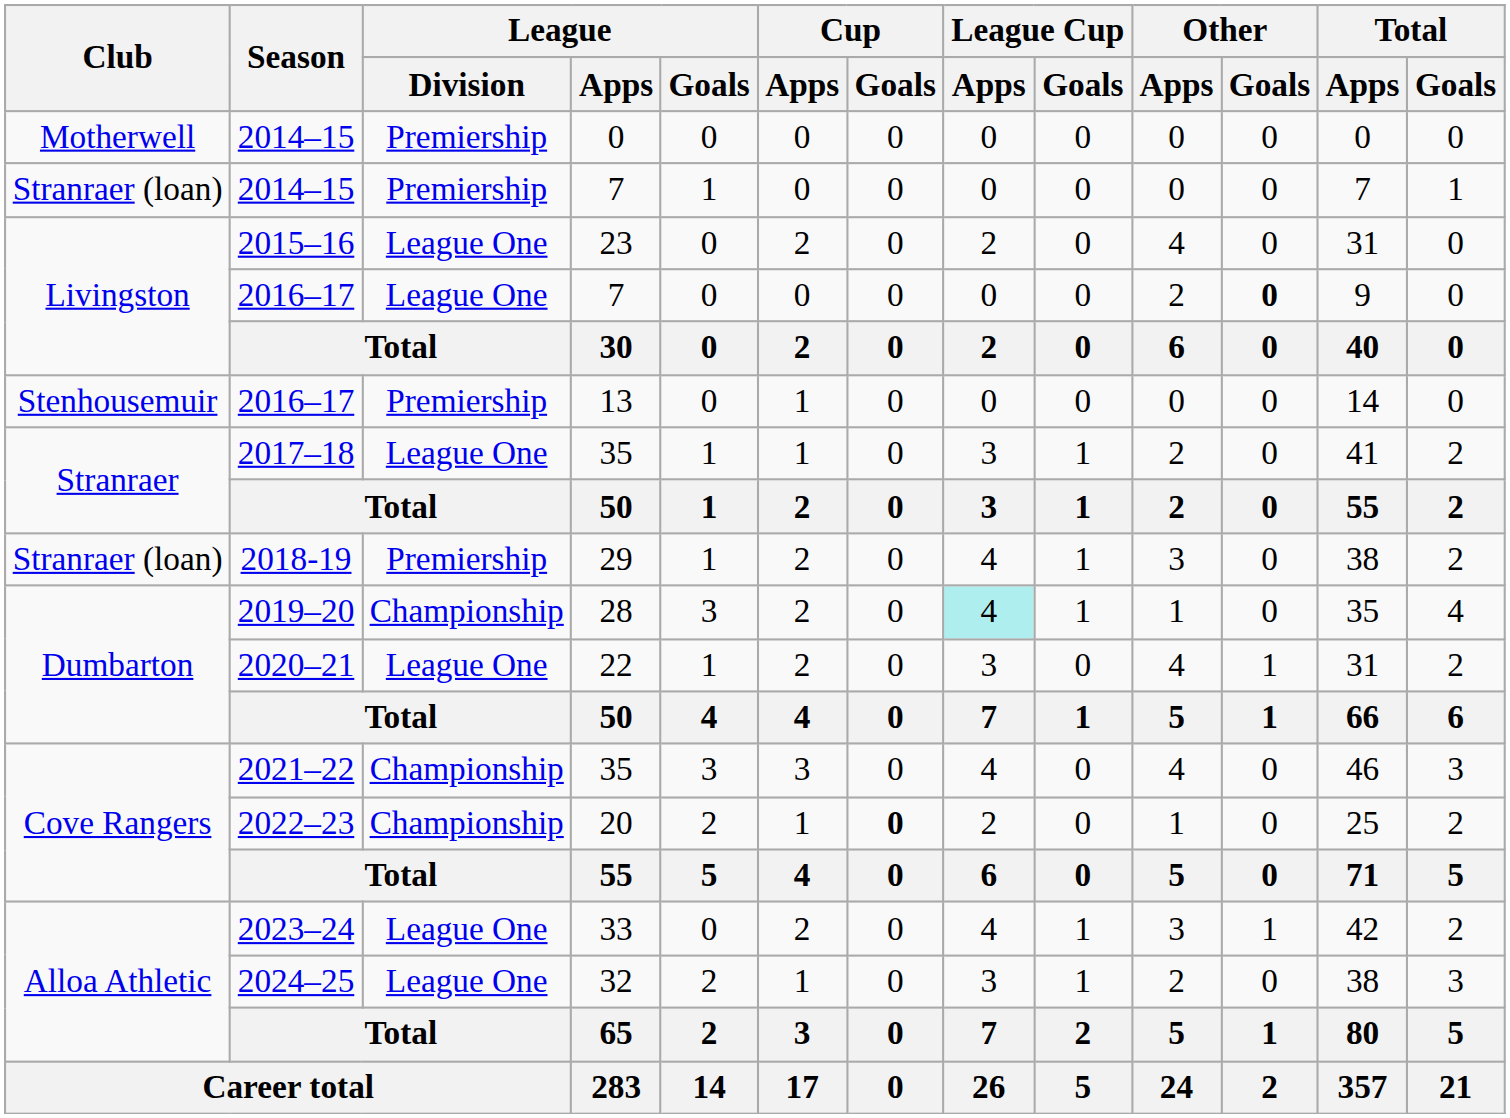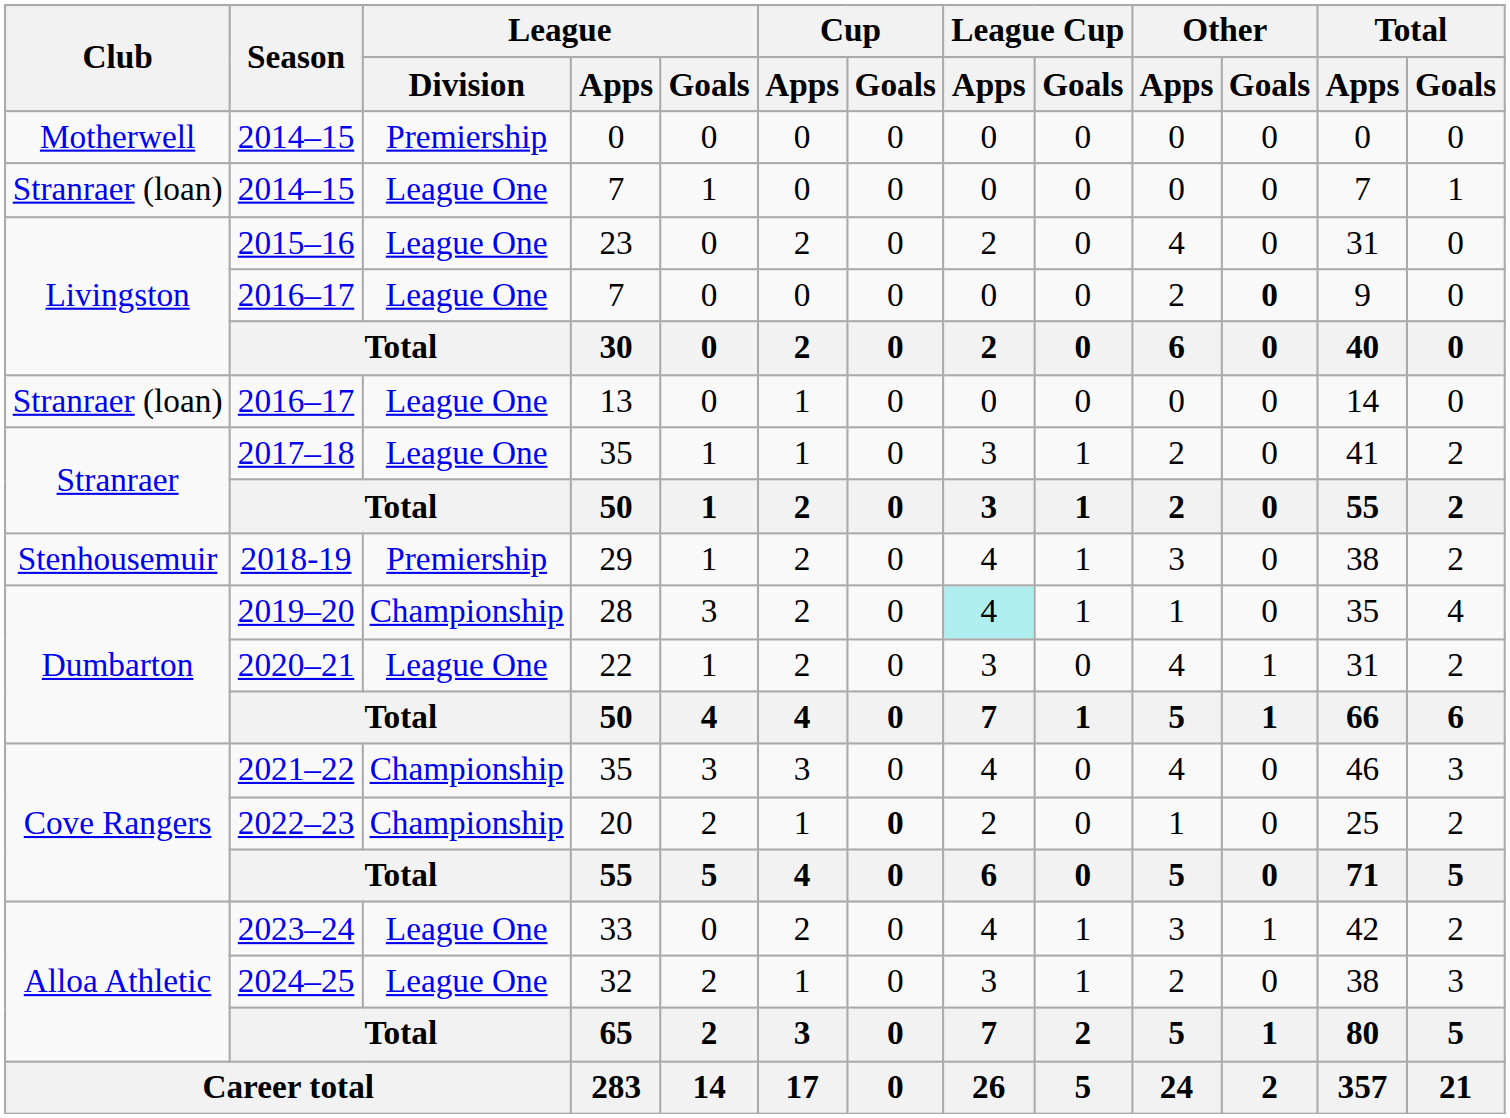(467, 189) Premiership -> (467, 189) League One
(118, 400) Stenhousemuir -> (118, 400) Stranraer (loan)
(467, 400) Premiership -> (467, 400) League One
(118, 558) Stranraer (loan) -> (118, 558) Stenhousemuir
